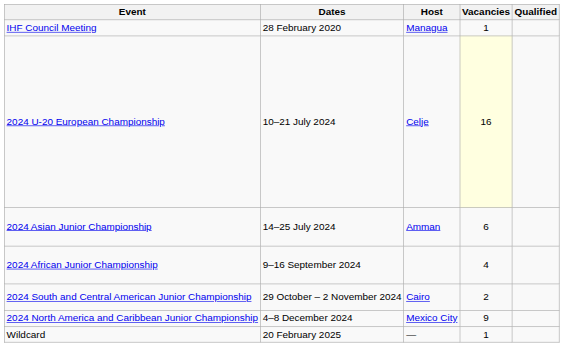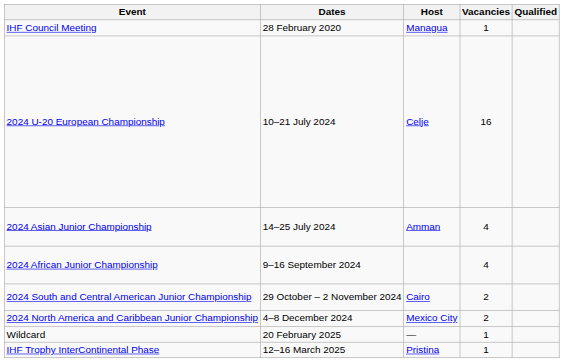(486, 121) lightyellow background -> (486, 121) no background
(486, 226) 6 -> (486, 226) 4
(486, 318) 9 -> (486, 318) 2
+ row: (83, 350)
